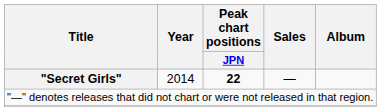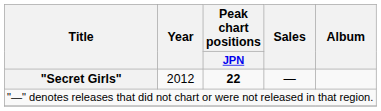(181, 79) 2014 -> (181, 79) 2012
